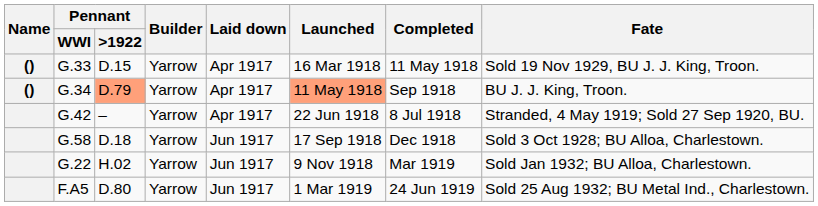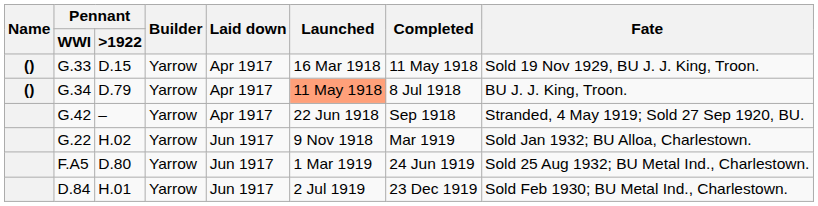(115, 90) lightsalmon background -> (115, 90) no background
(423, 90) Sep 1918 -> (425, 90) 8 Jul 1918
(425, 115) 8 Jul 1918 -> (423, 115) Sep 1918
- row: (74, 139)
+ row: (74, 189)
